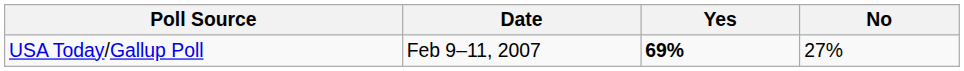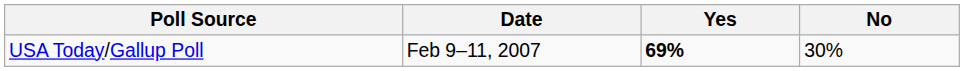(824, 50) 27% -> (824, 50) 30%
